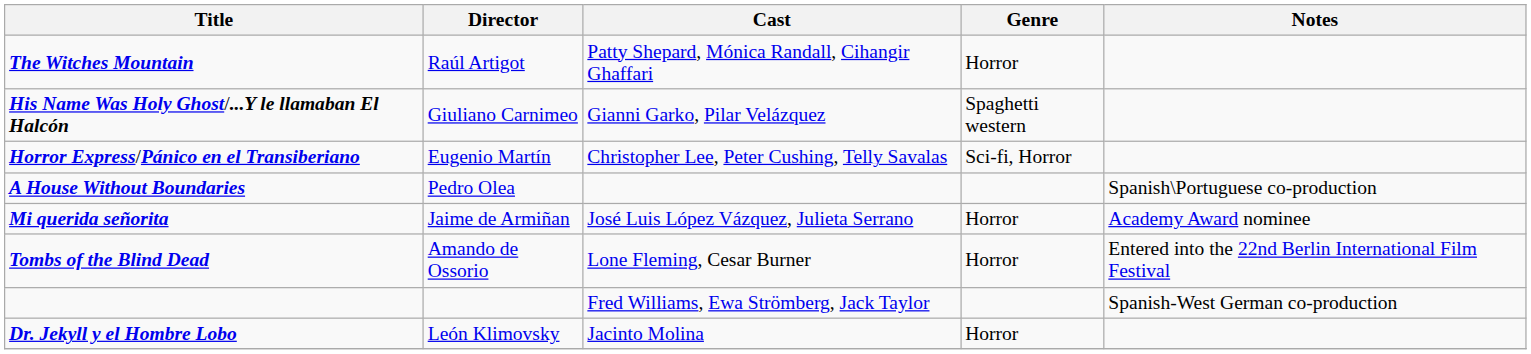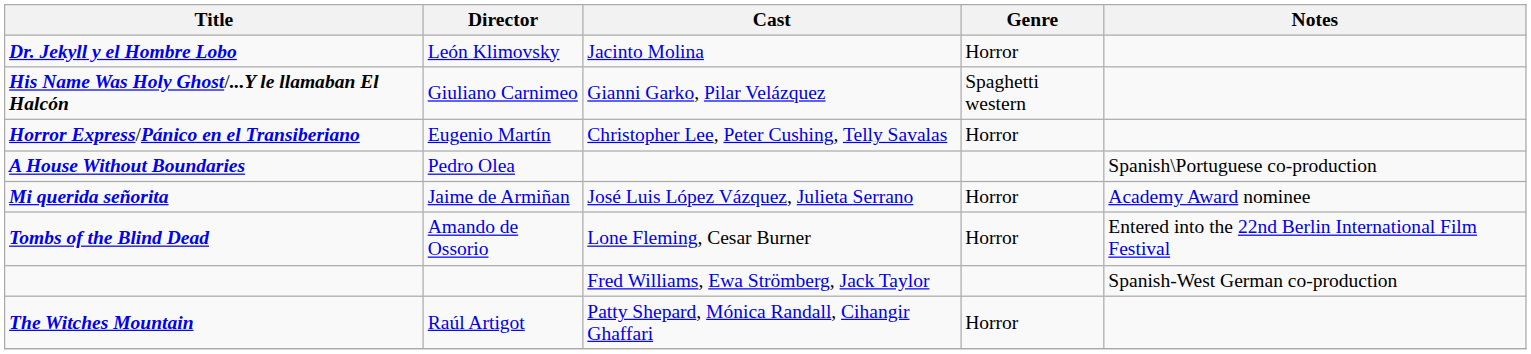rows swapped: (123, 333) <-> (101, 61)
(1018, 156) Sci-fi, Horror -> (992, 134) Horror
